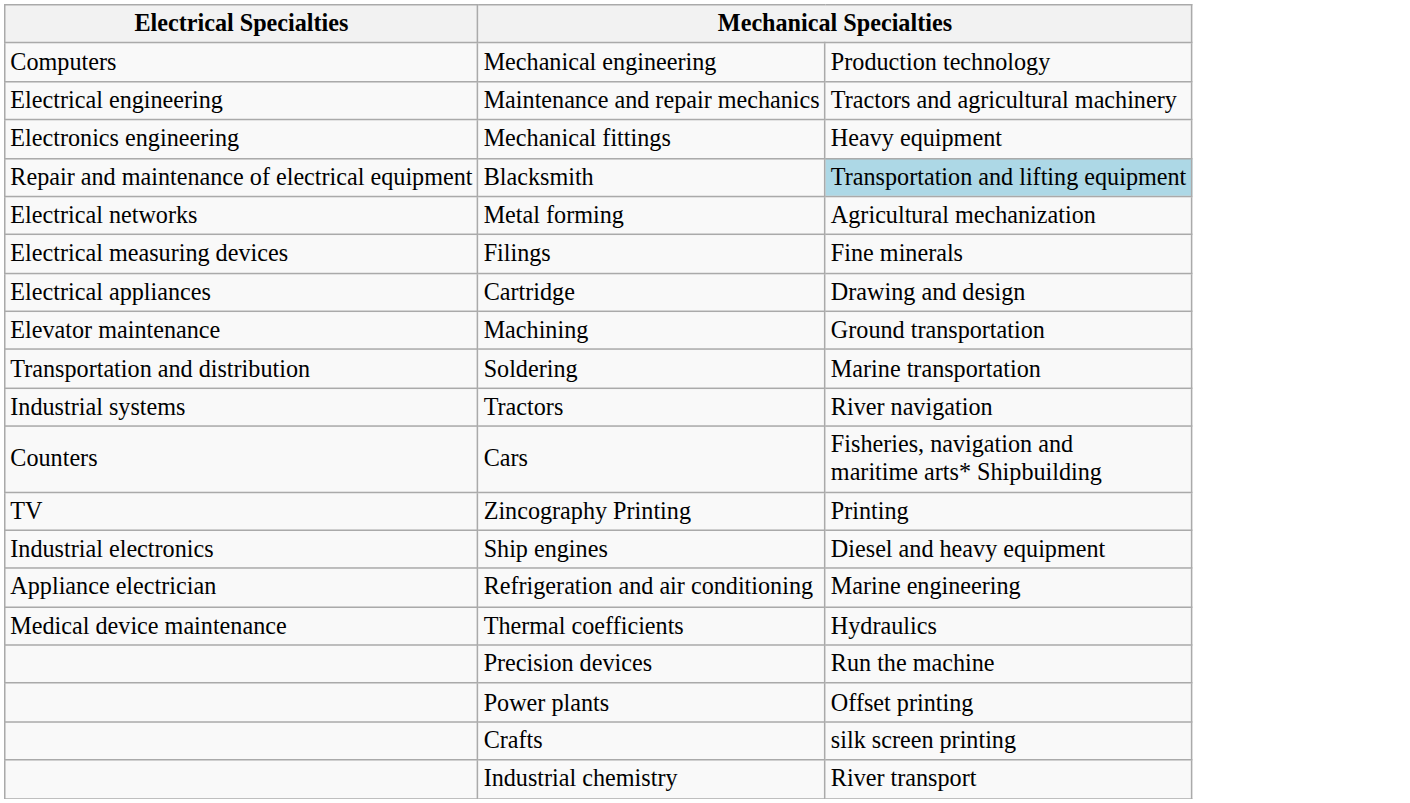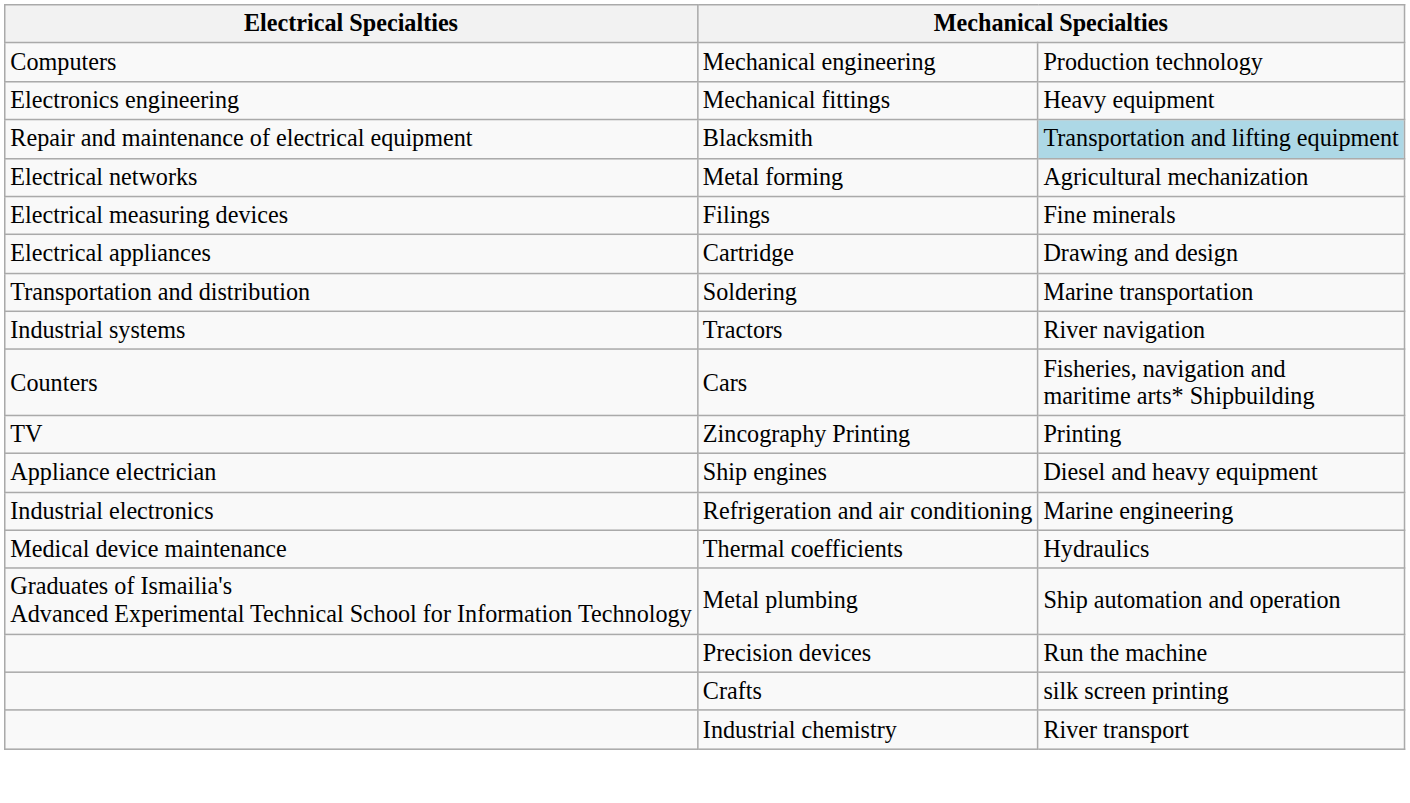- row: (652, 100)
- row: (536, 330)
(112, 548) Industrial electronics -> (113, 472) Appliance electrician
(113, 587) Appliance electrician -> (112, 510) Industrial electronics
+ row: (780, 600)
- row: (546, 702)
